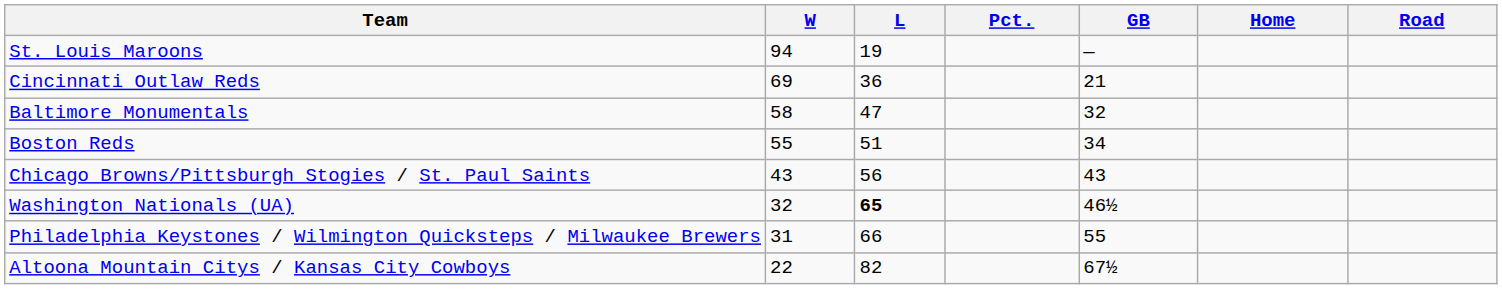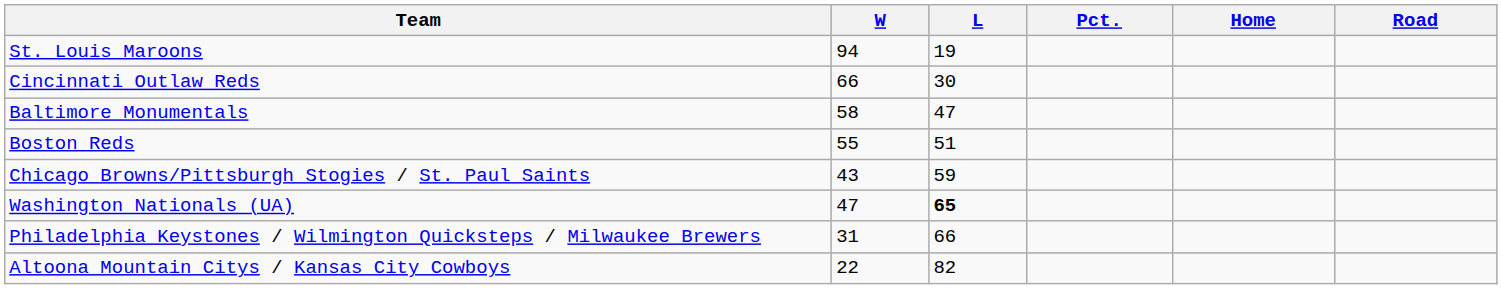- column: (1138, 20)
(781, 82) 69 -> (848, 82) 66
(871, 82) 36 -> (945, 82) 30
(871, 175) 56 -> (945, 175) 59
(781, 206) 32 -> (848, 206) 47
